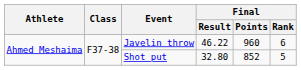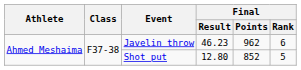(215, 42) 46.22 -> (215, 42) 46.23
(252, 42) 960 -> (252, 42) 962
(215, 57) 32.80 -> (215, 57) 12.80
